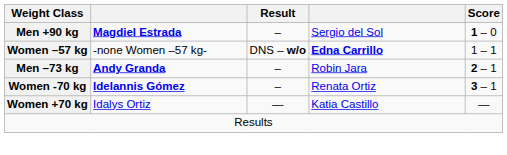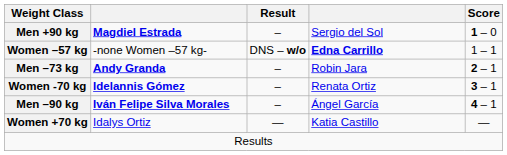+ row: (47, 104)
